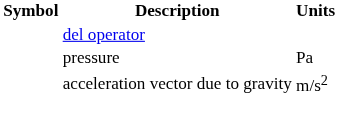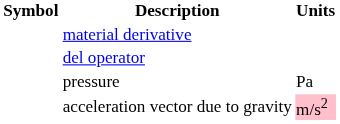+ row: (127, 34)
(312, 83) no background -> (312, 107) pink background
